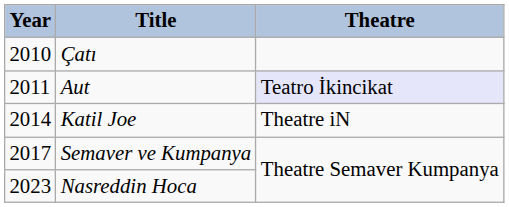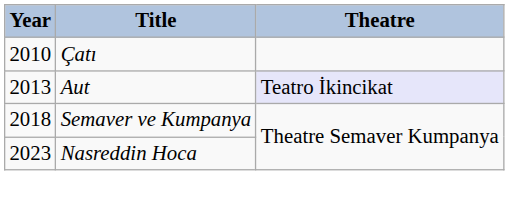(30, 86) 2011 -> (30, 86) 2013
- row: (98, 119)
(30, 152) 2017 -> (30, 119) 2018
